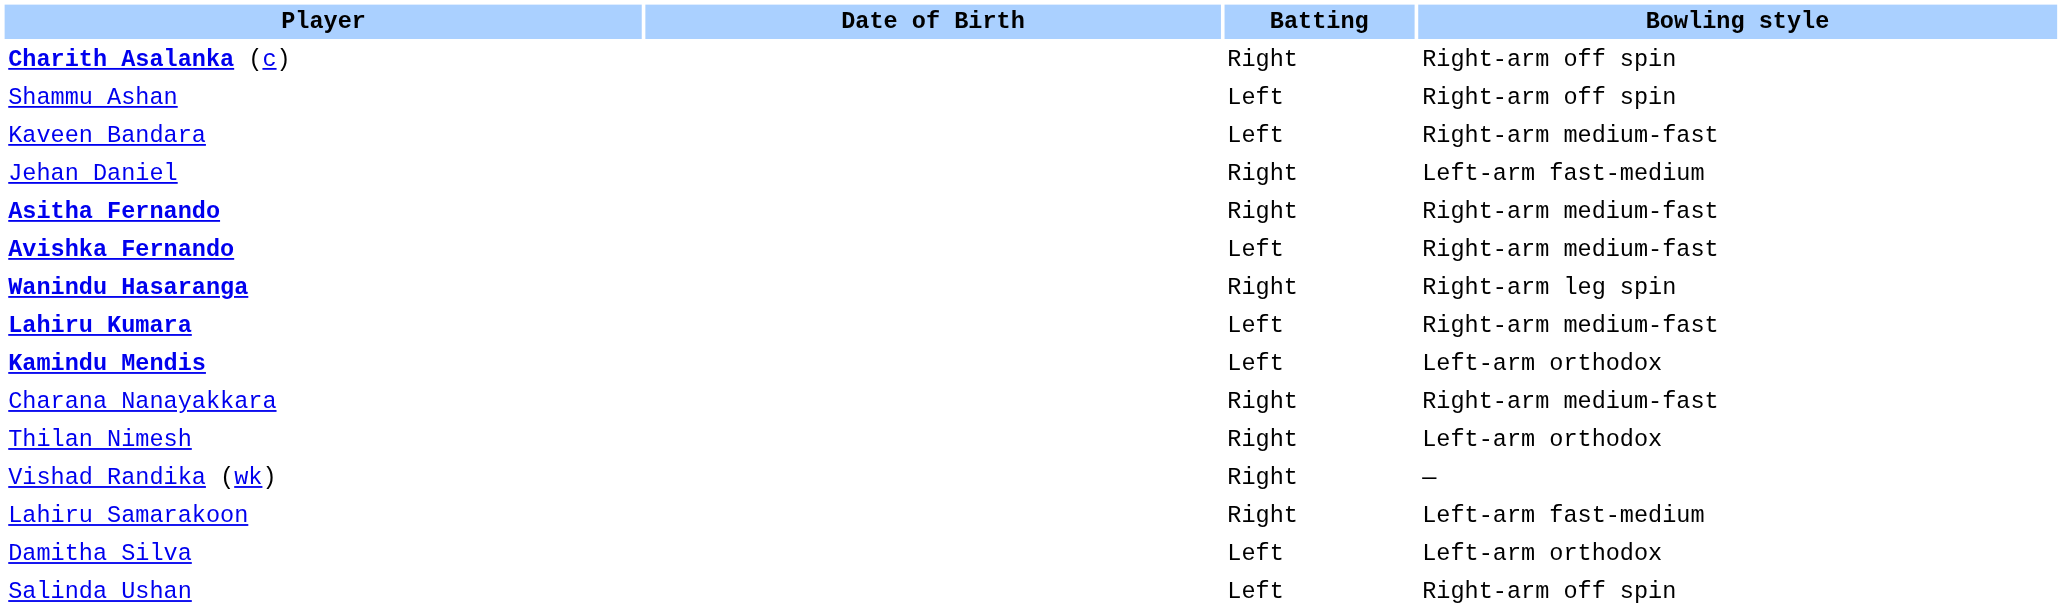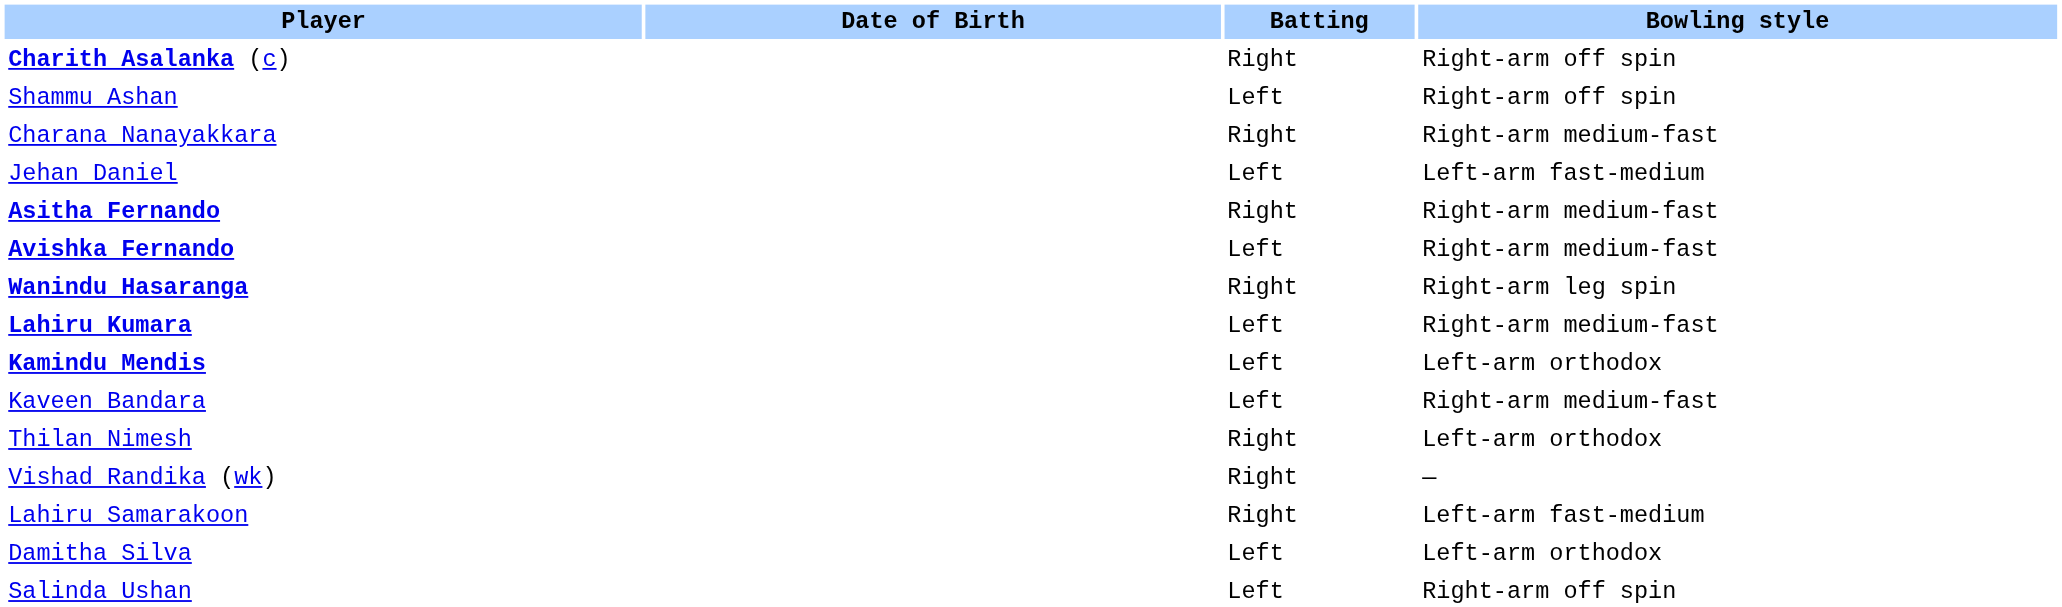rows swapped: (107, 136) <-> (142, 402)
(1263, 174) Right -> (1256, 174) Left
